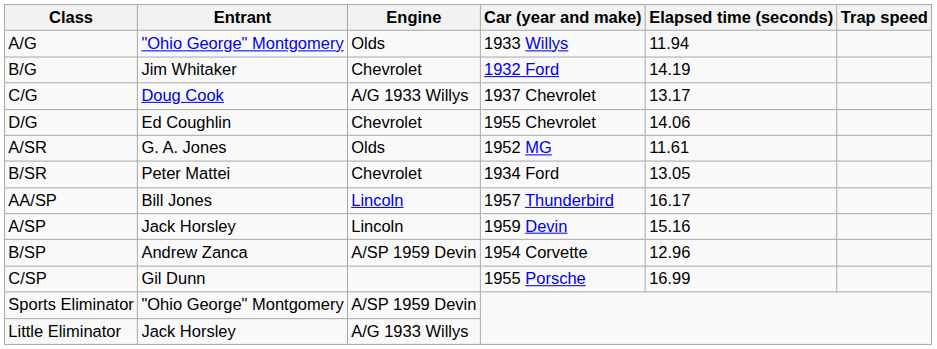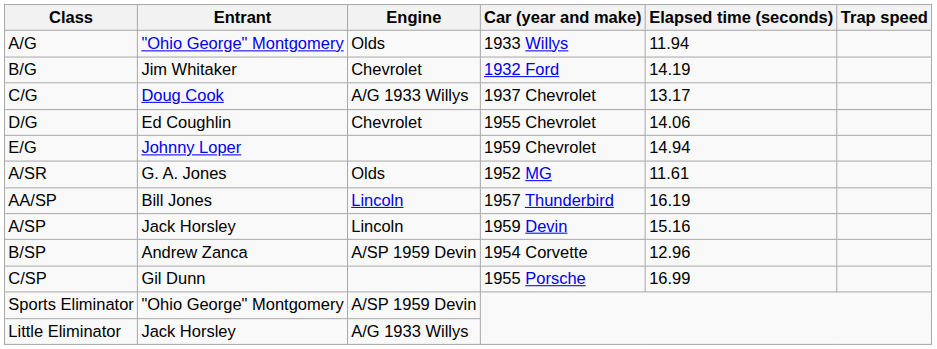+ row: (23, 148)
- row: (28, 174)
(670, 200) 16.17 -> (670, 200) 16.19
